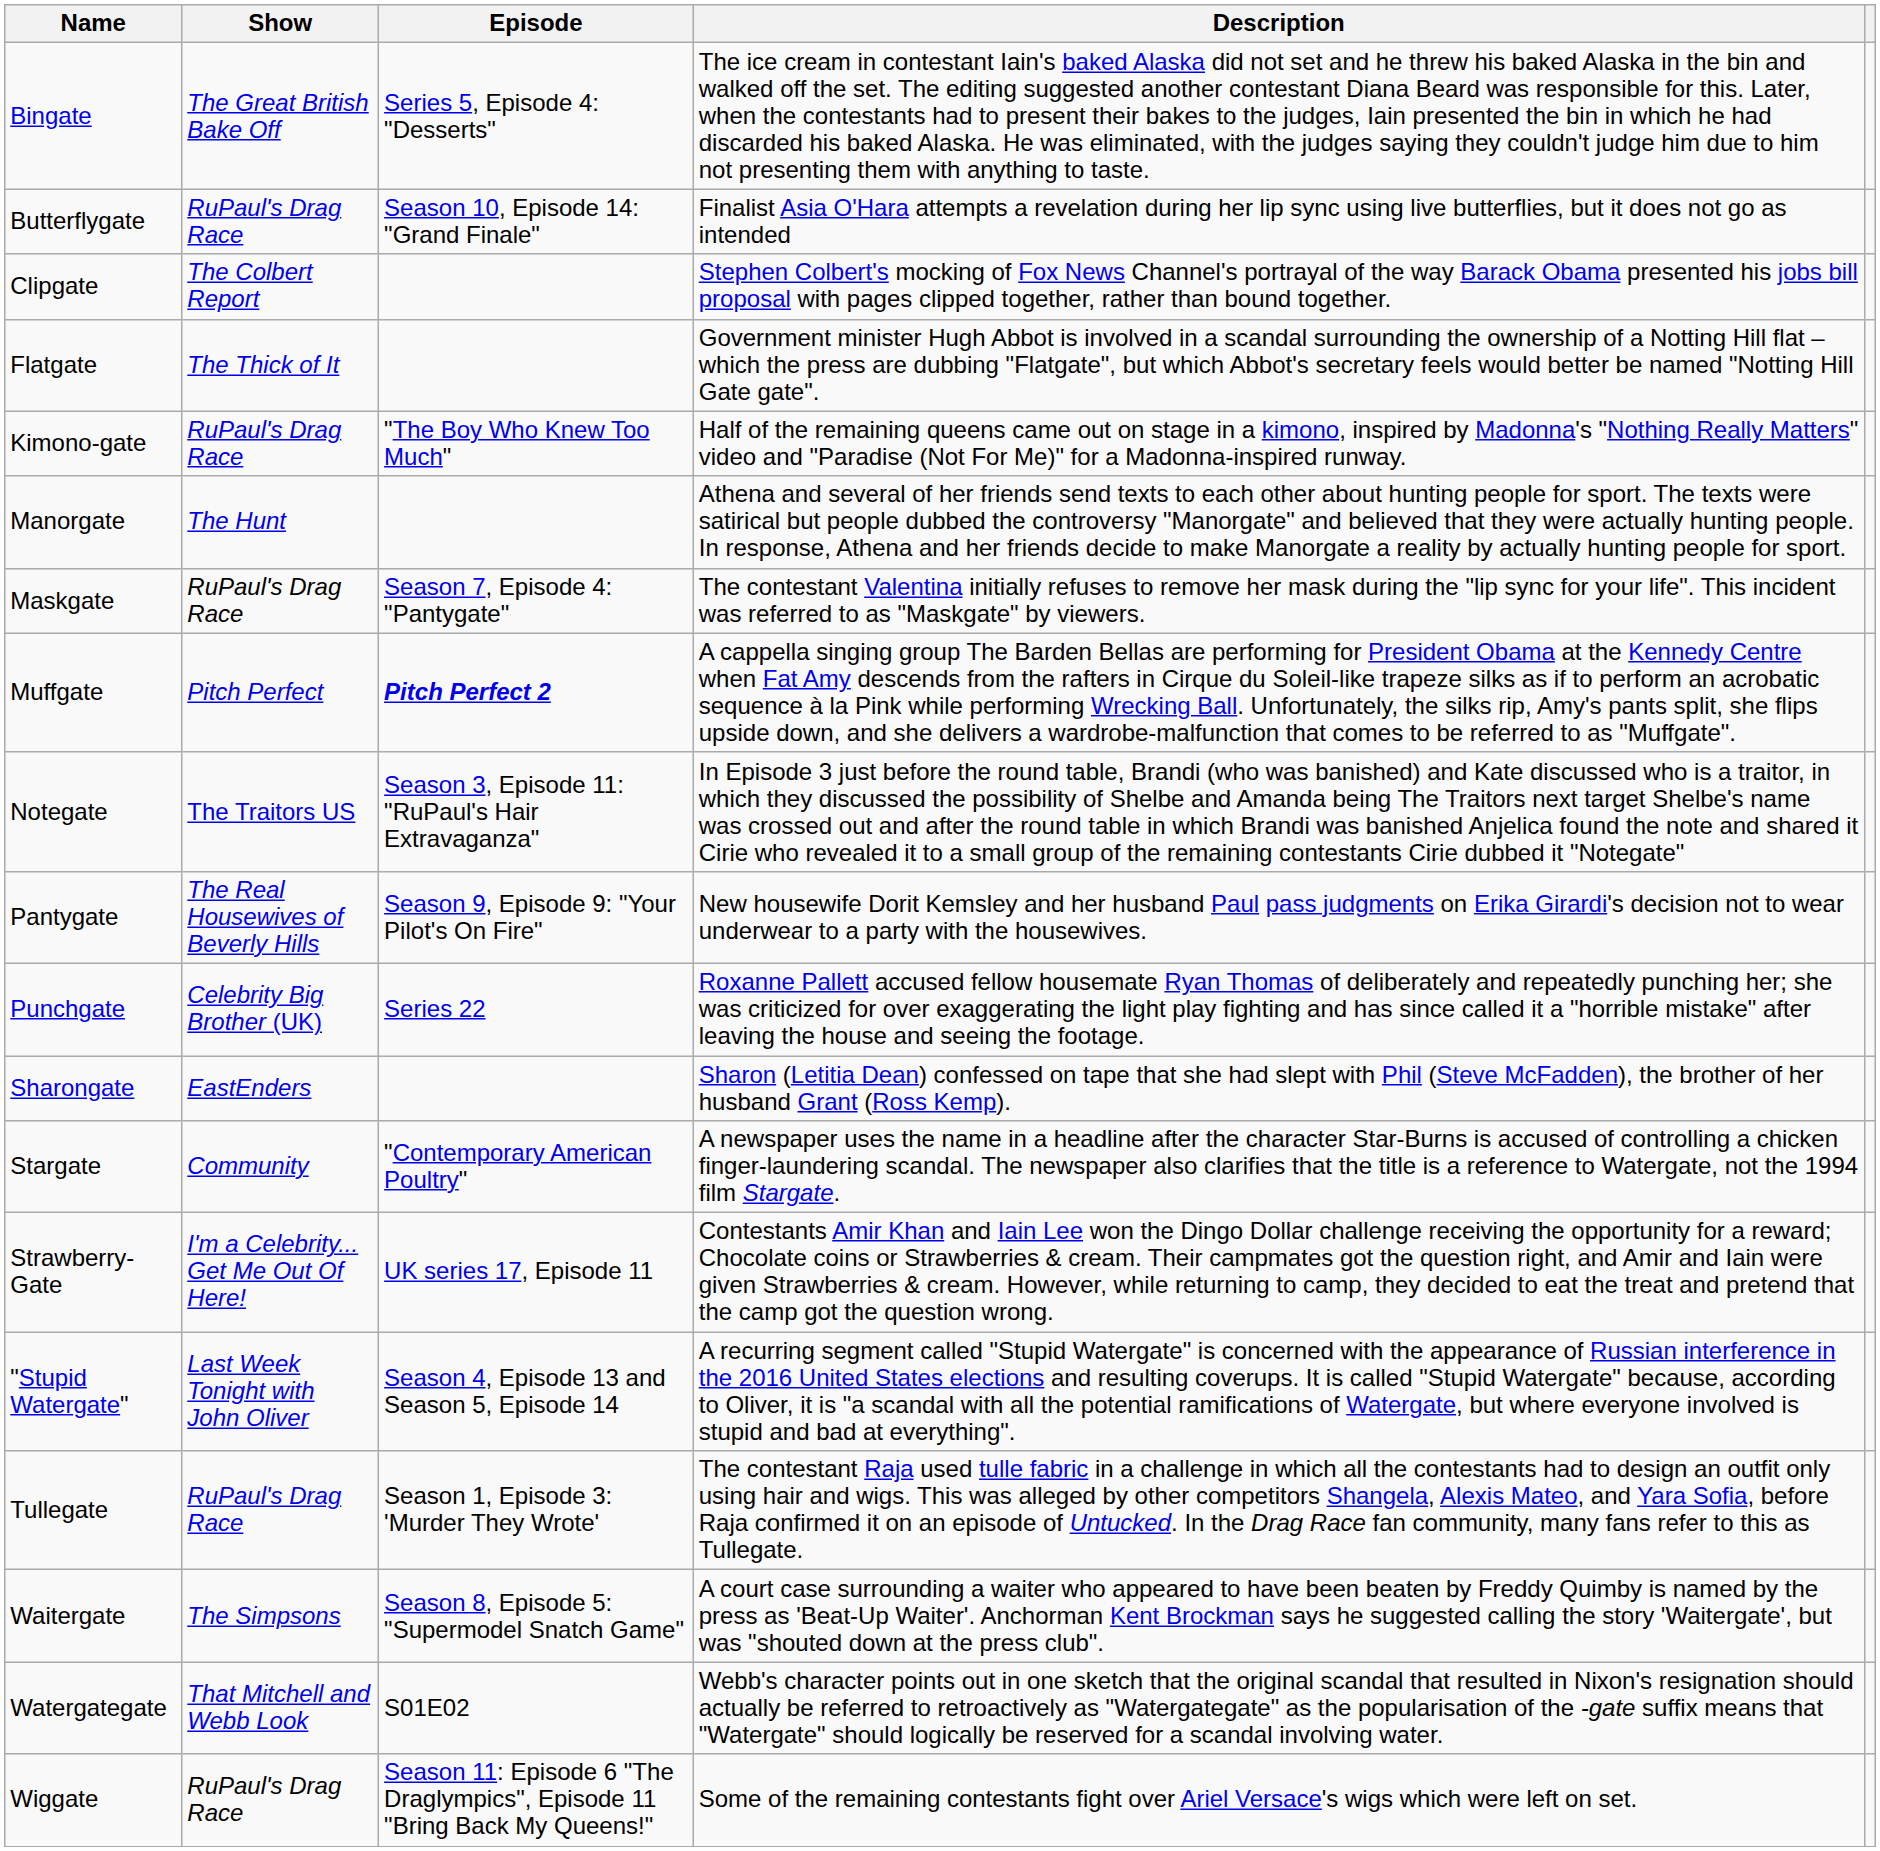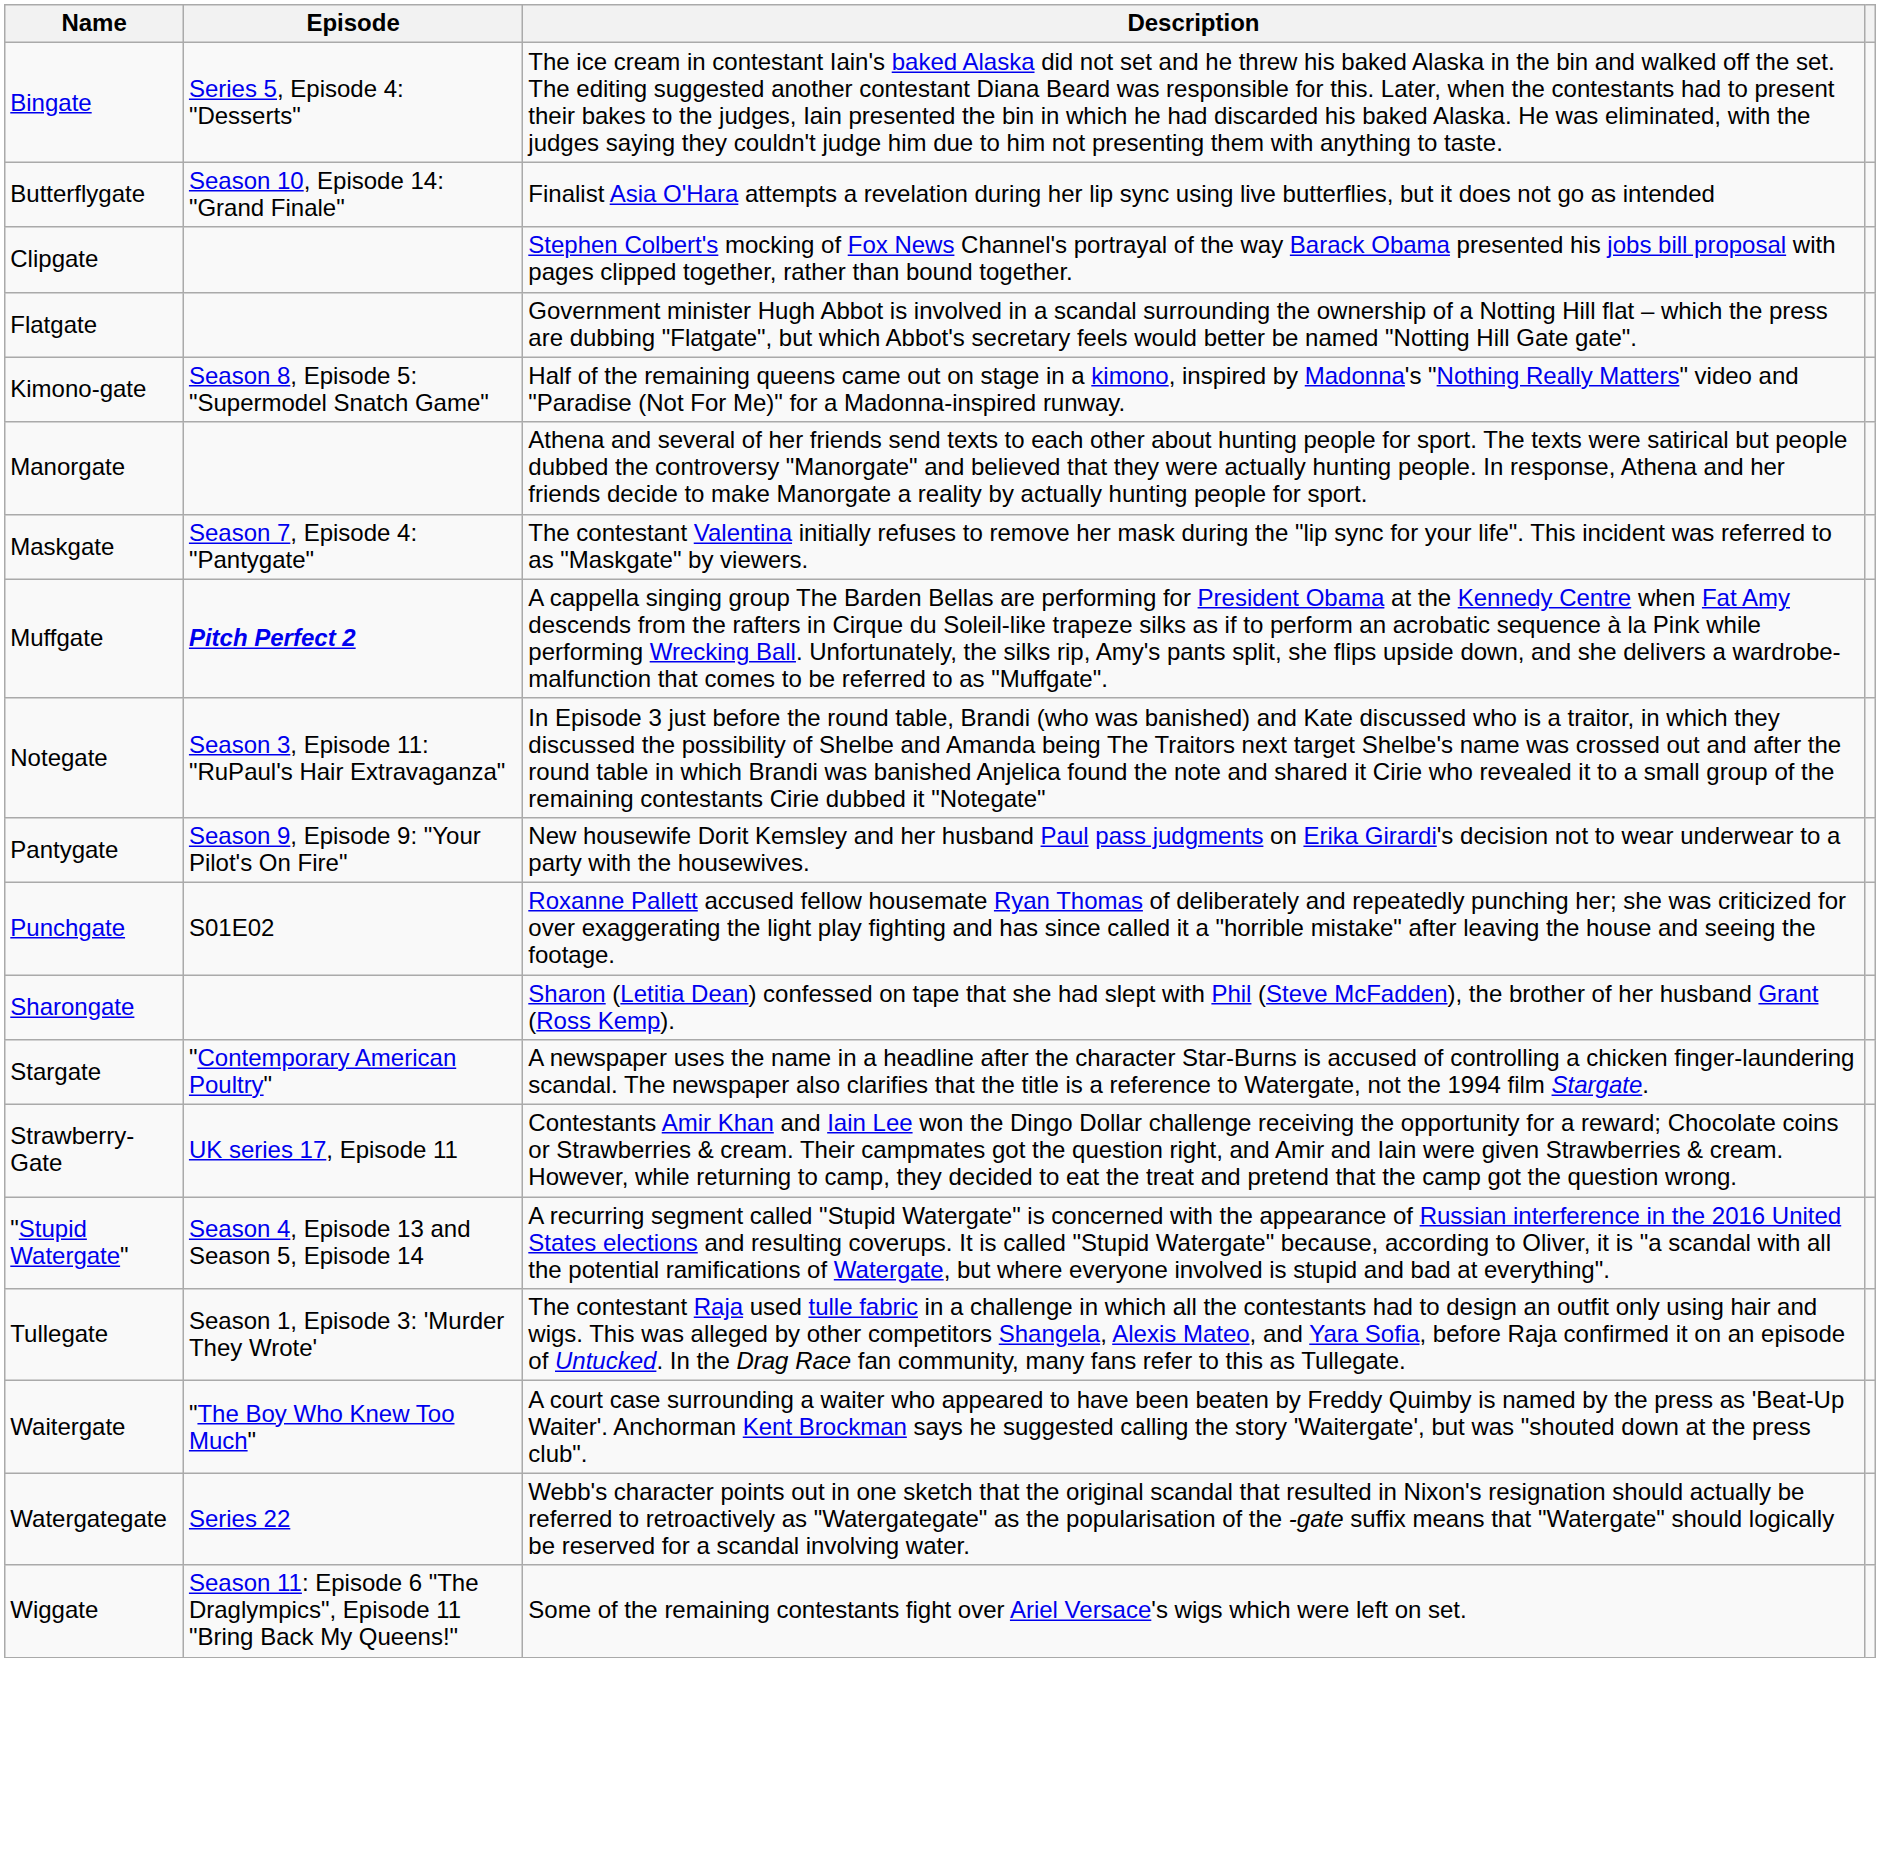- column: (280, 23)
(517, 443) "The Boy Who Knew Too Much" -> (339, 389) Season 8, Episode 5: "Supermodel Snatch Game"
(435, 1009) Series 22 -> (232, 928) S01E02
(534, 1615) Season 8, Episode 5: "Supermodel Snatch Game" -> (322, 1426) "The Boy Who Knew Too Much"
(427, 1707) S01E02 -> (240, 1518) Series 22
